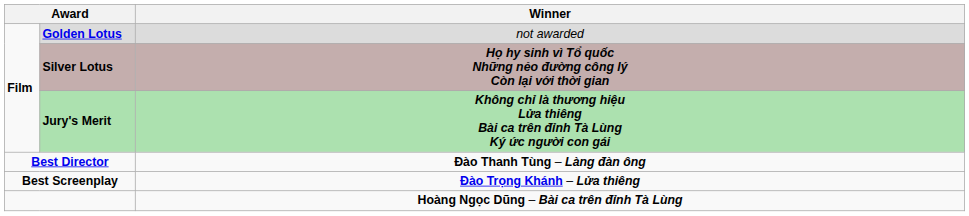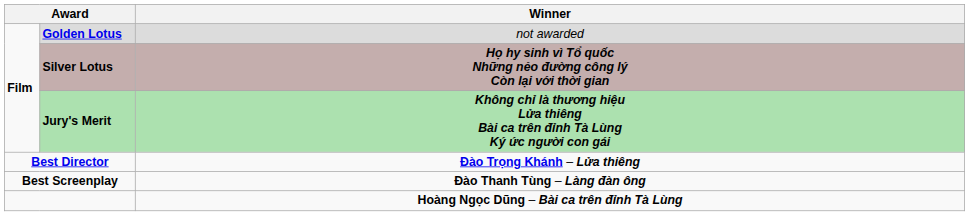(550, 161) Đào Thanh Tùng – Làng đàn ông -> (550, 161) Đào Trọng Khánh – Lửa thiêng
(550, 181) Đào Trọng Khánh – Lửa thiêng -> (550, 181) Đào Thanh Tùng – Làng đàn ông
